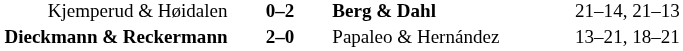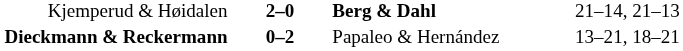(280, 10) 0–2 -> (280, 10) 2–0
(280, 37) 2–0 -> (280, 37) 0–2
